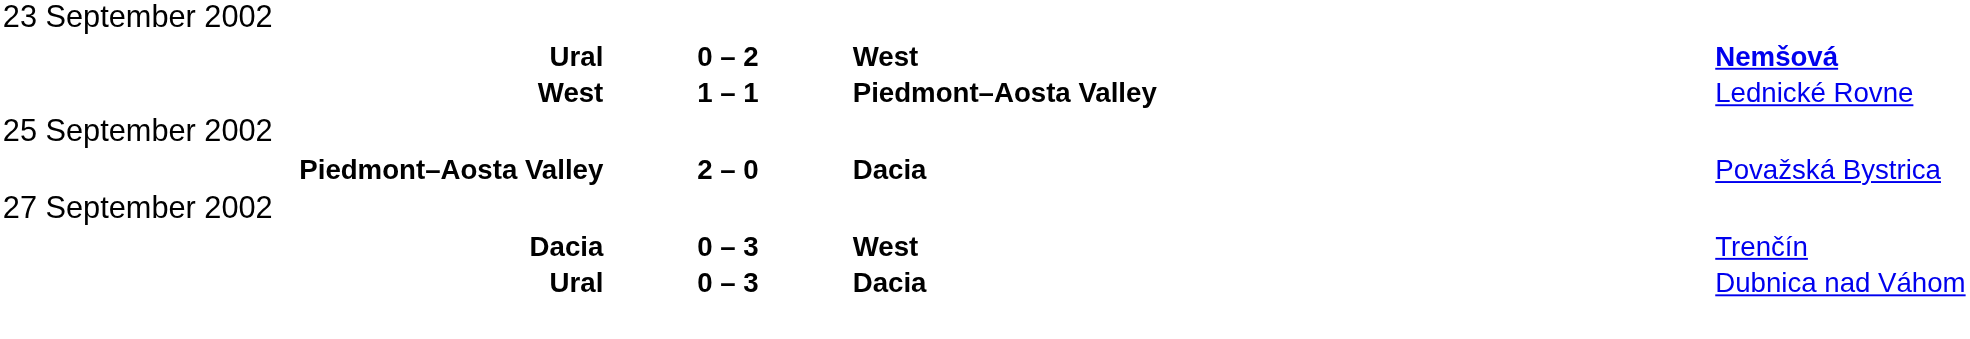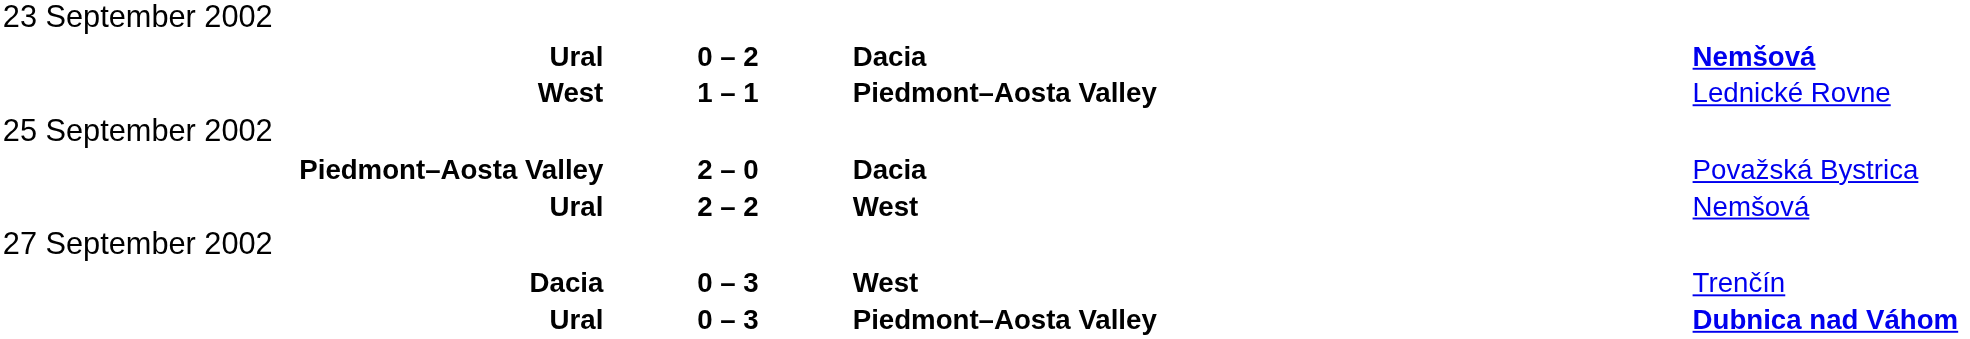(885, 56) West -> (890, 56) Dacia
+ row: (576, 206)
(890, 283) Dacia -> (1005, 319) Piedmont–Aosta Valley
(1840, 283) normal -> (1825, 319) bold
